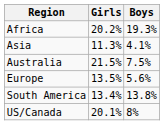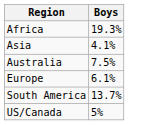- column: (106, 13)
(139, 79) 5.6% -> (103, 79) 6.1%
(142, 95) 13.8% -> (106, 95) 13.7%
(132, 112) 8% -> (97, 112) 5%
